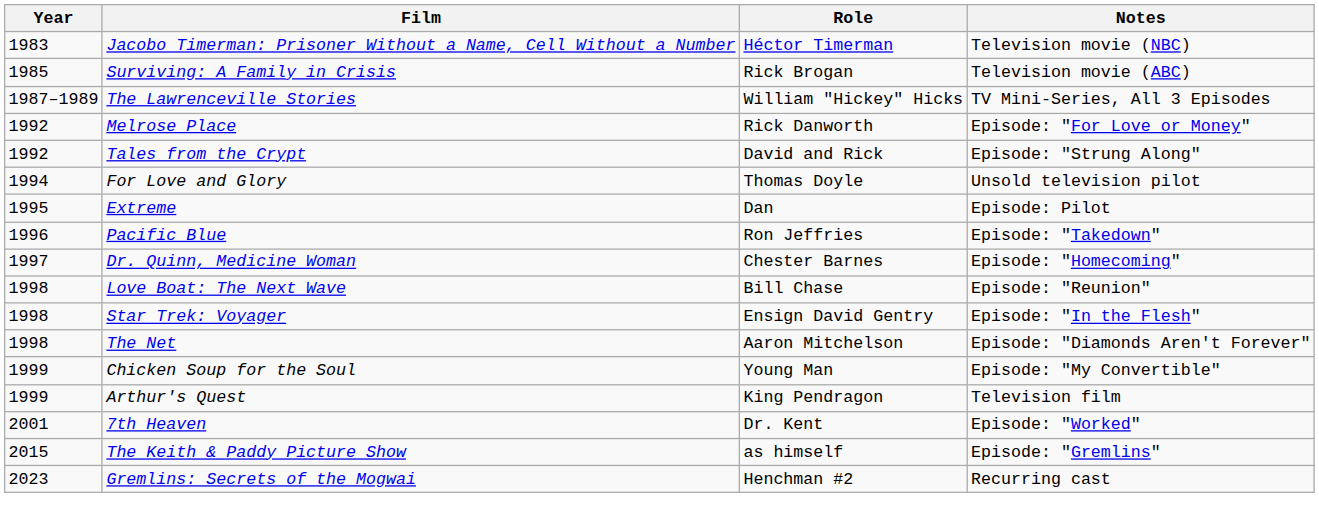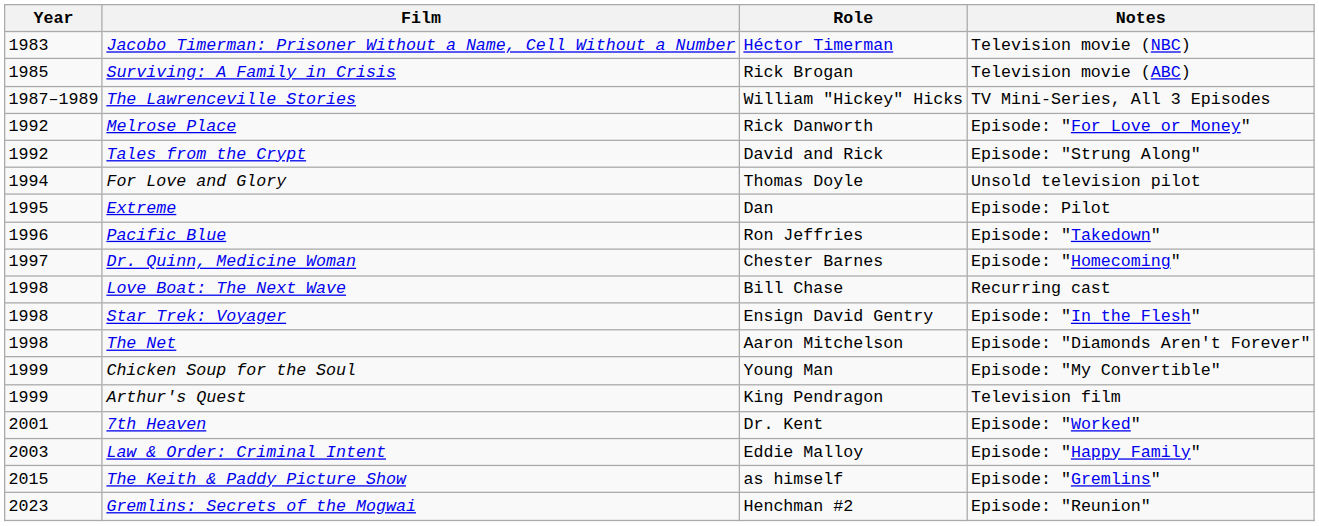(1061, 289) Episode: "Reunion" -> (1041, 289) Recurring cast
+ row: (246, 452)
(1041, 479) Recurring cast -> (1061, 506) Episode: "Reunion"
